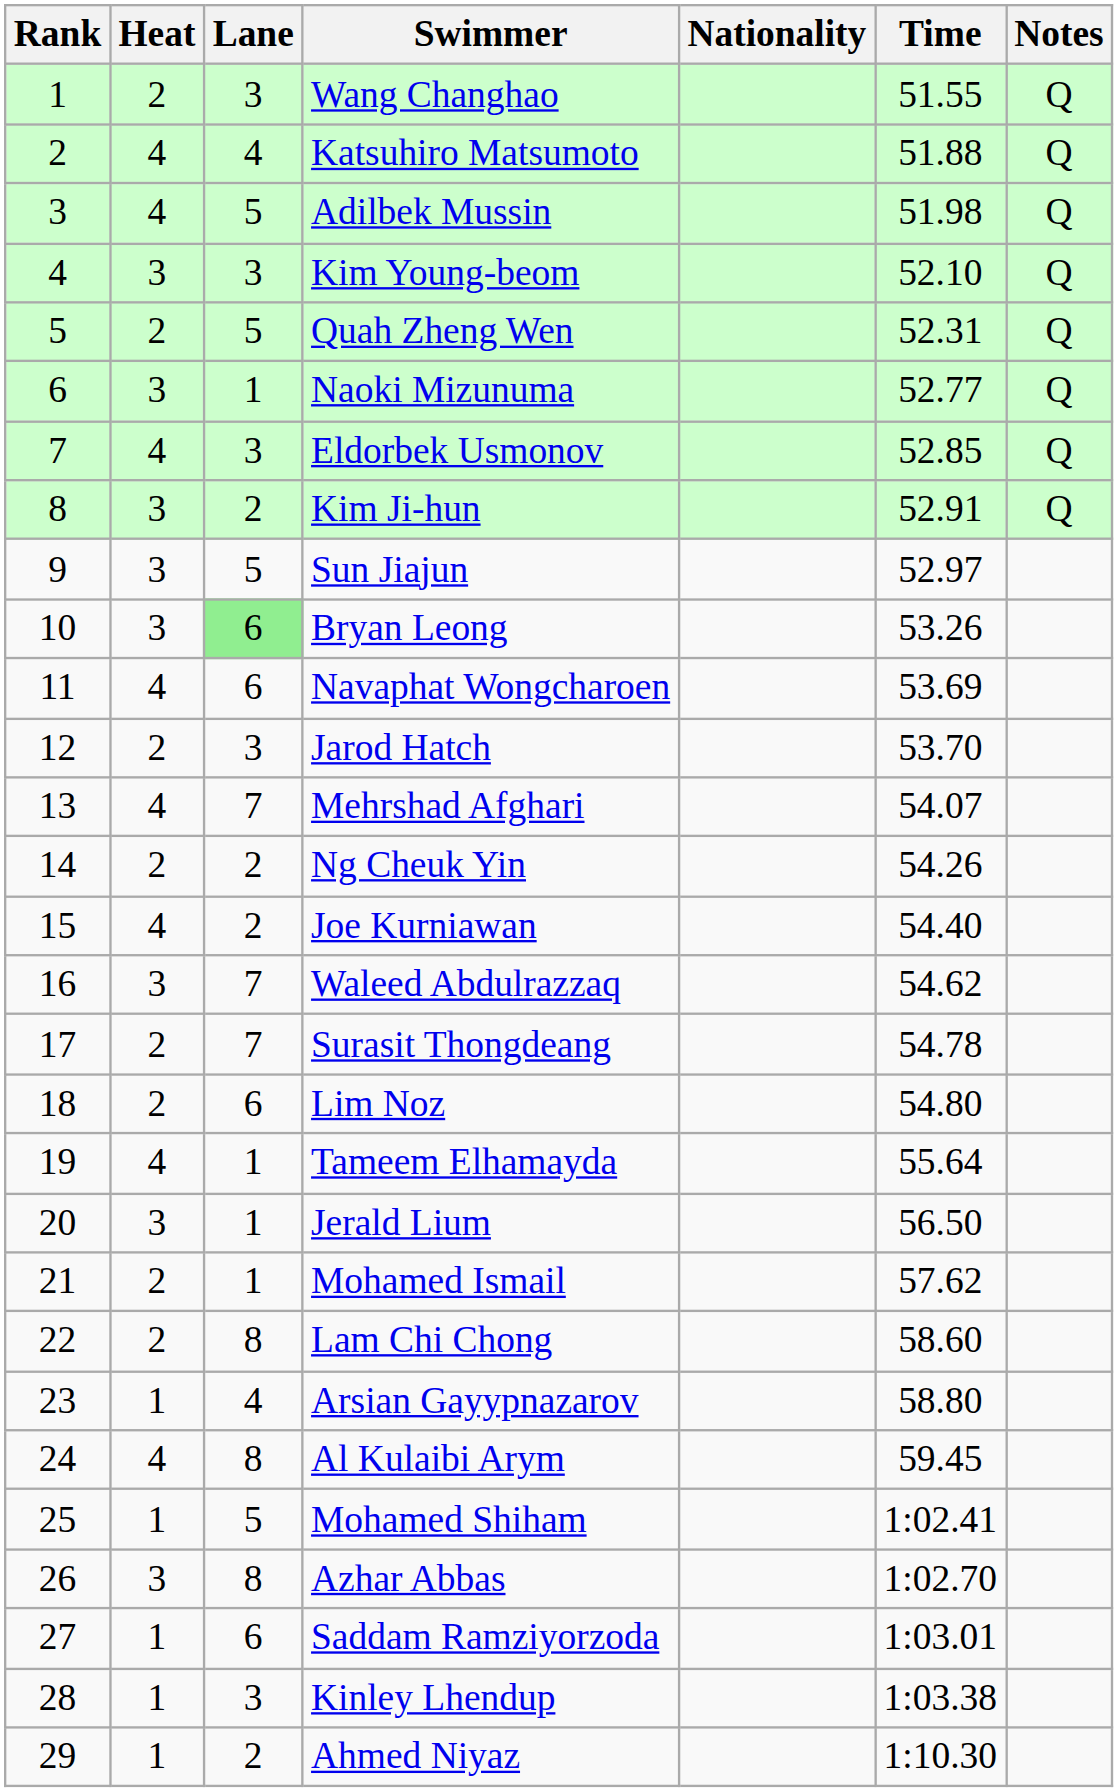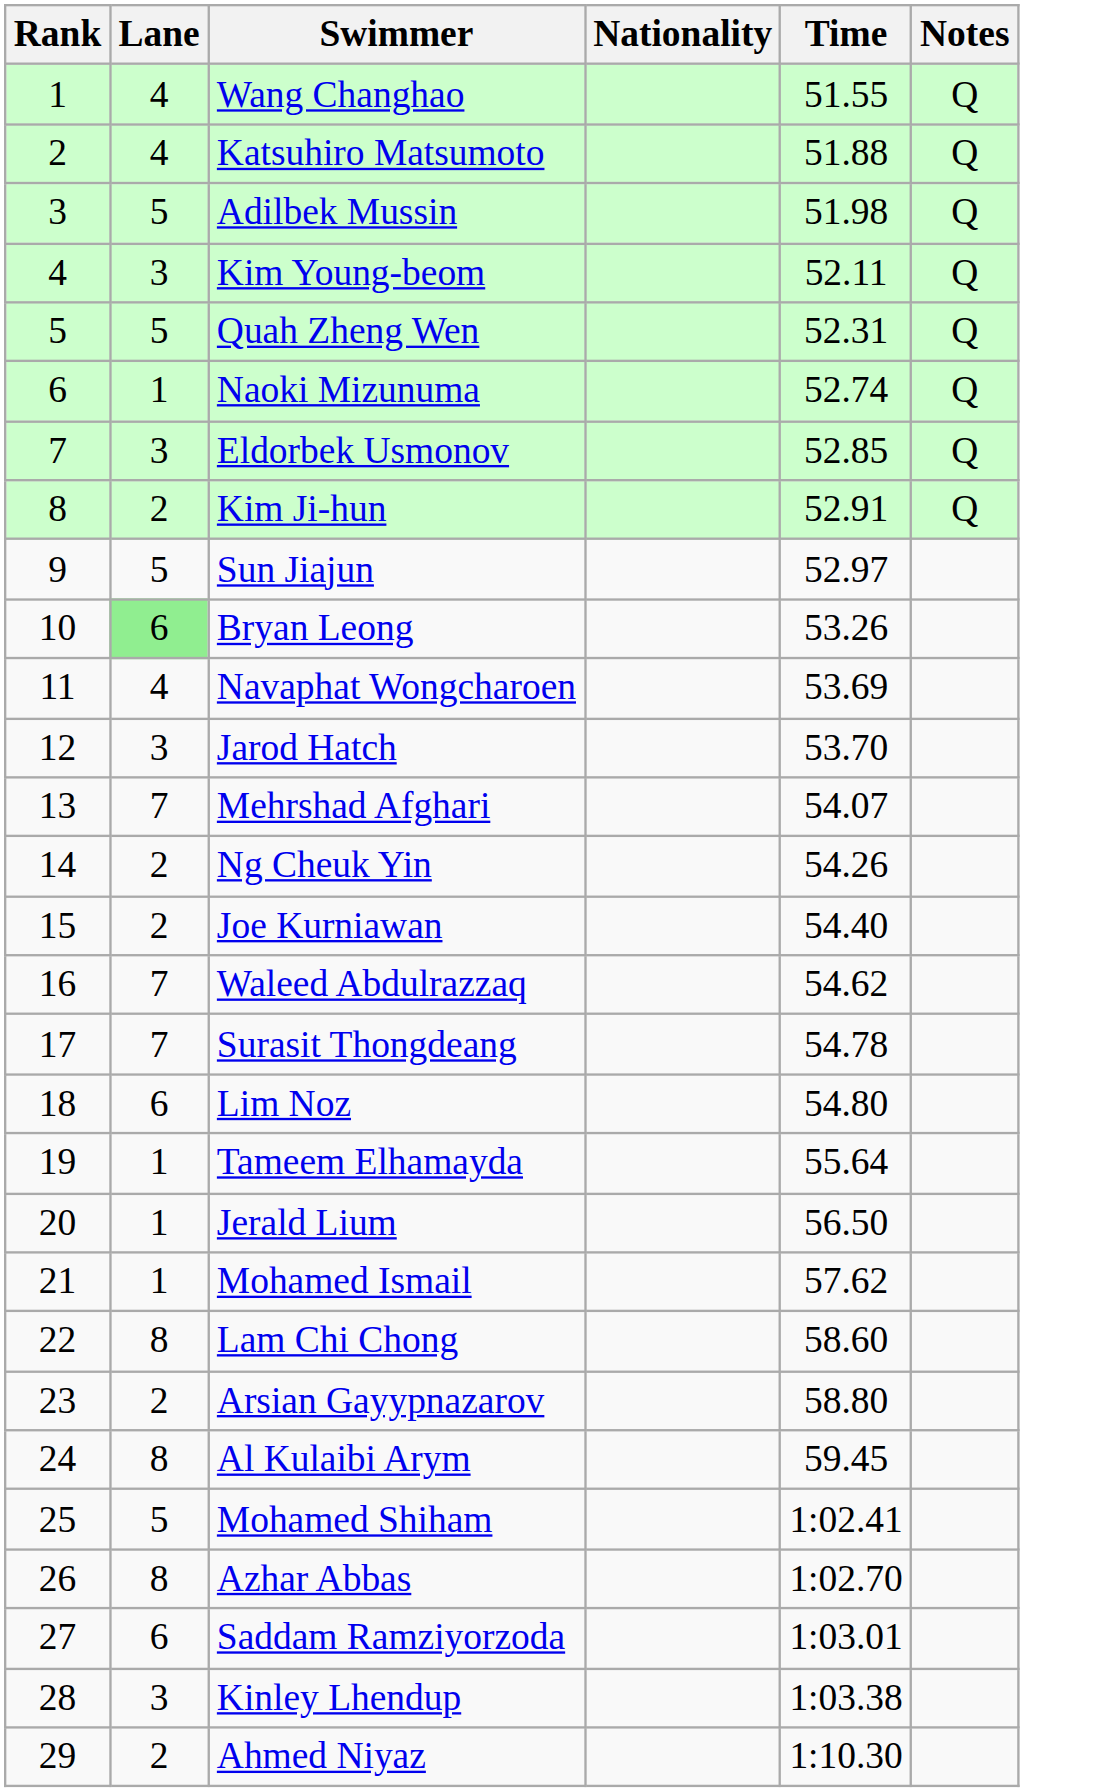- column: (157, 34)
(253, 93) 3 -> (159, 93) 4
(940, 271) 52.10 -> (846, 271) 52.11
(940, 390) 52.77 -> (846, 390) 52.74
(253, 687) 6 -> (159, 687) 4
(253, 1399) 4 -> (159, 1399) 2
